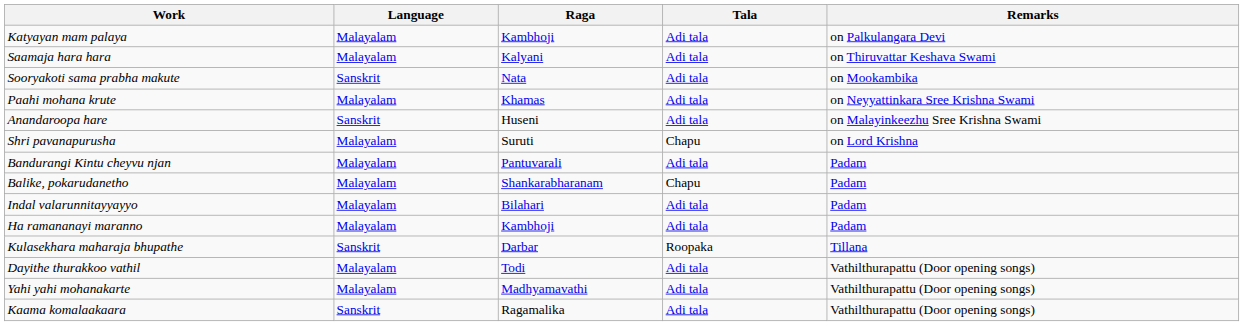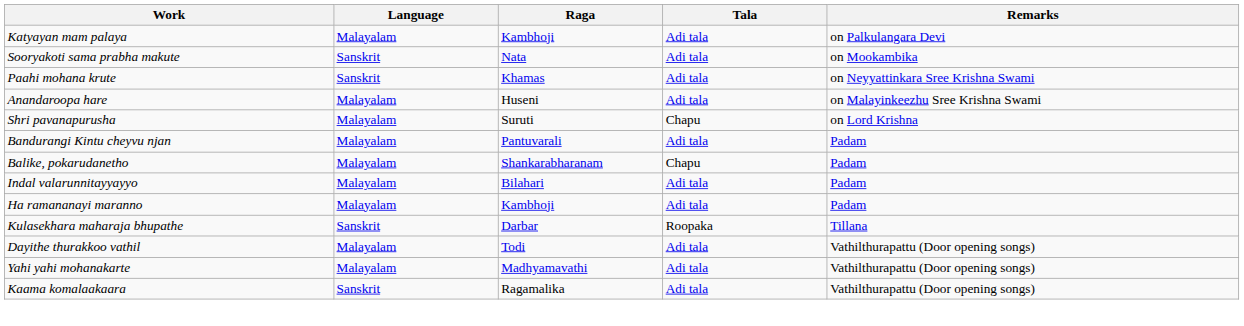- row: (59, 57)
(366, 99) Malayalam -> (358, 78) Sanskrit
(358, 120) Sanskrit -> (366, 99) Malayalam
